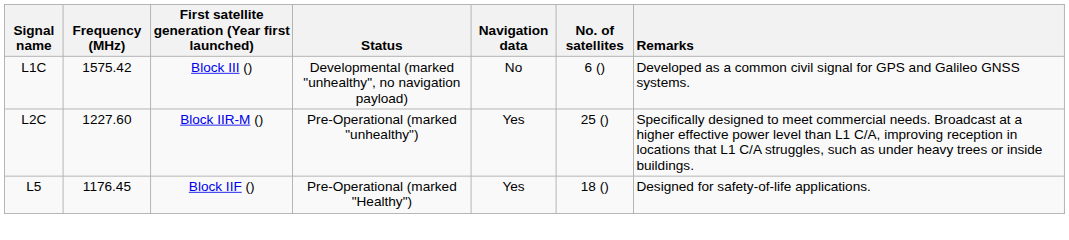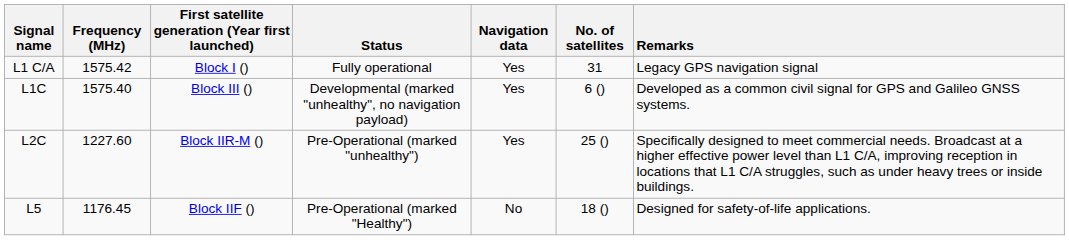+ row: (34, 67)
(107, 67) 1575.42 -> (107, 89) 1575.40
(514, 67) No -> (514, 89) Yes
(514, 187) Yes -> (514, 208) No
